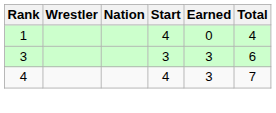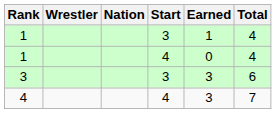+ row: (23, 35)
